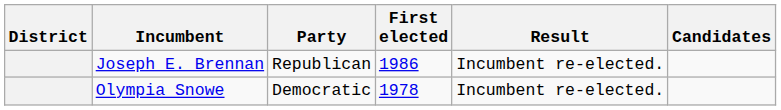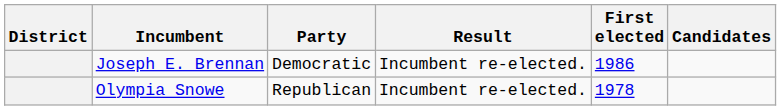columns swapped: (414, 28) <-> (560, 37)
(322, 64) Republican -> (322, 64) Democratic
(322, 91) Democratic -> (322, 91) Republican
